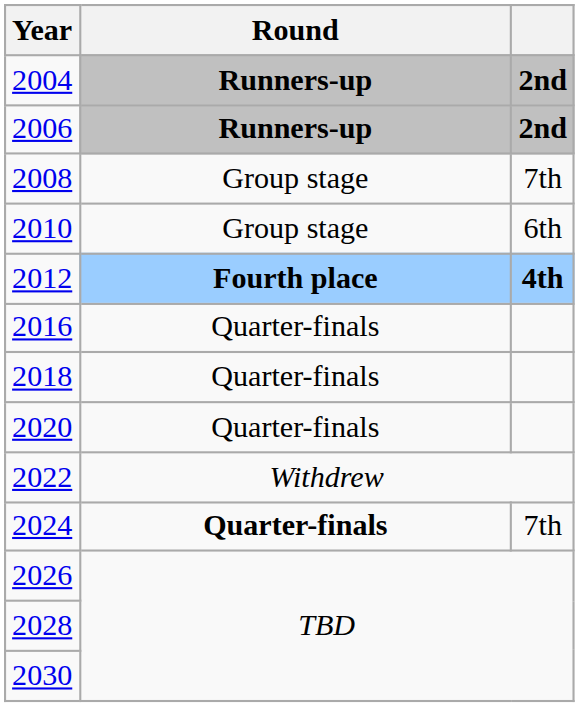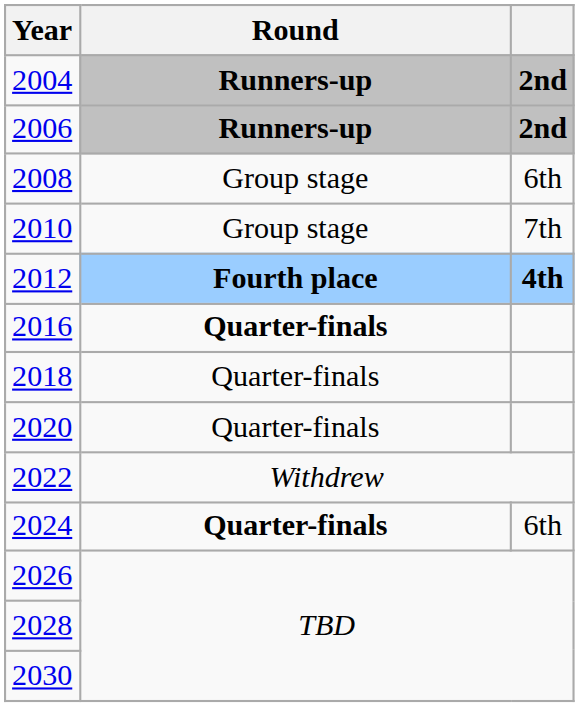(543, 178) 7th -> (543, 178) 6th
(543, 228) 6th -> (543, 228) 7th
(295, 327) normal -> (295, 327) bold
(543, 526) 7th -> (543, 526) 6th
